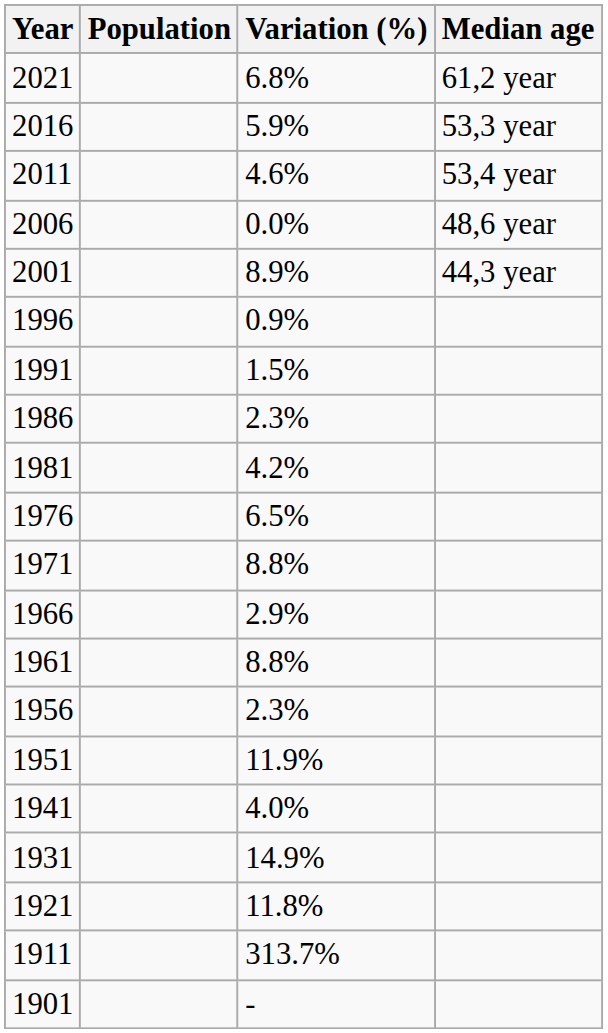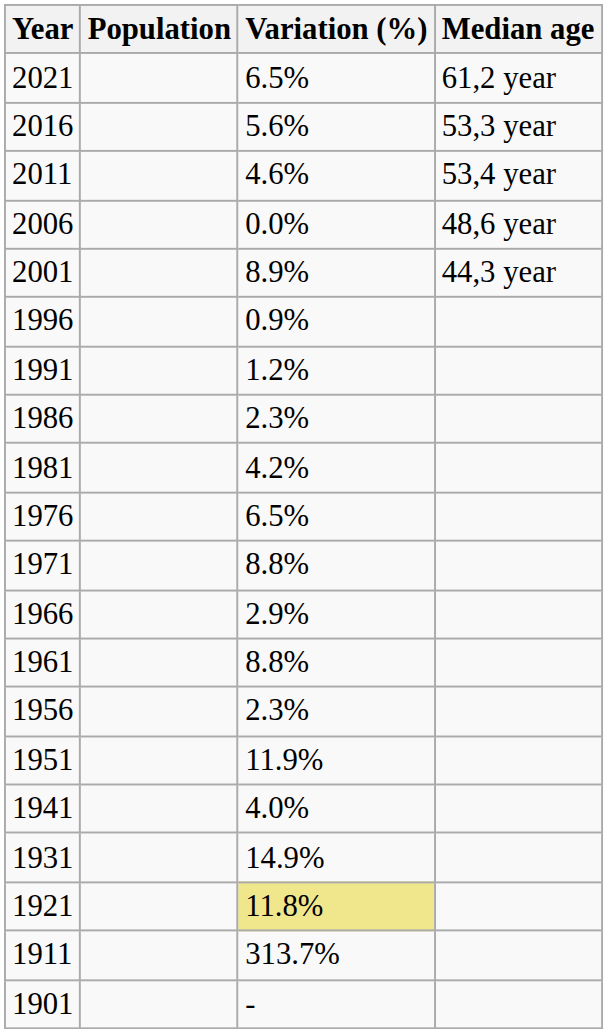(277, 77) 6.8% -> (277, 77) 6.5%
(277, 126) 5.9% -> (277, 126) 5.6%
(277, 369) 1.5% -> (277, 369) 1.2%
(284, 905) no background -> (284, 905) khaki background
